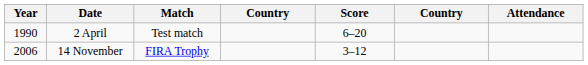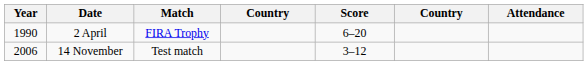(177, 32) Test match -> (177, 32) FIRA Trophy
(177, 51) FIRA Trophy -> (177, 51) Test match
